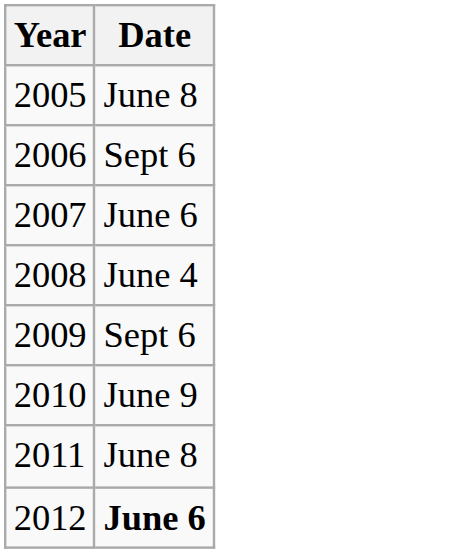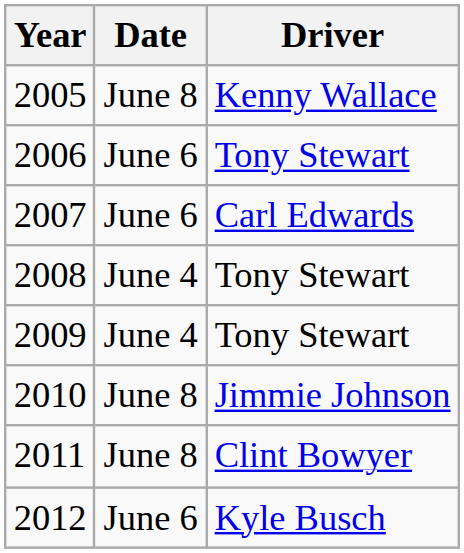+ column: (333, 34)
(150, 155) Sept 6 -> (151, 155) June 6
(150, 335) Sept 6 -> (151, 335) June 4
(151, 395) June 9 -> (151, 395) June 8
(155, 515) bold -> (151, 515) normal
